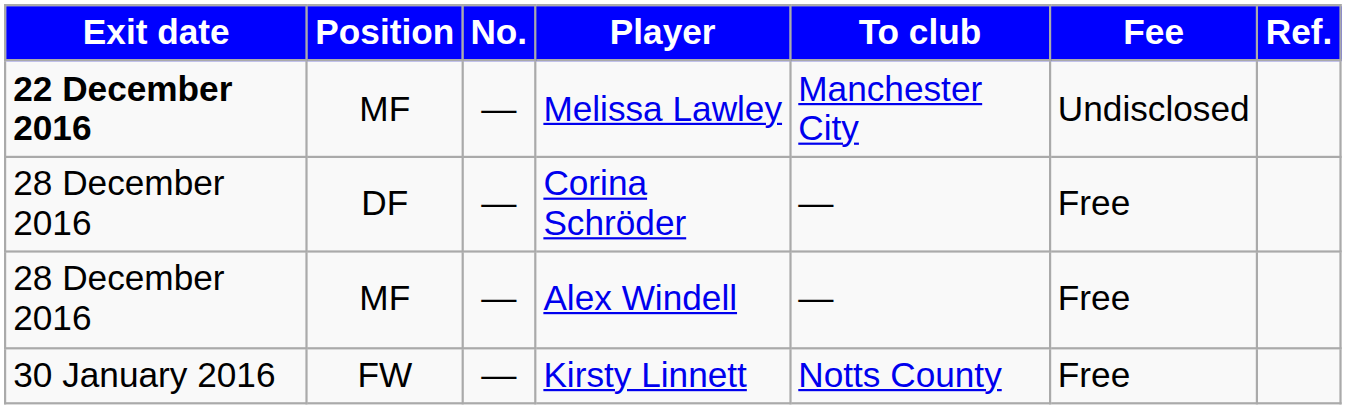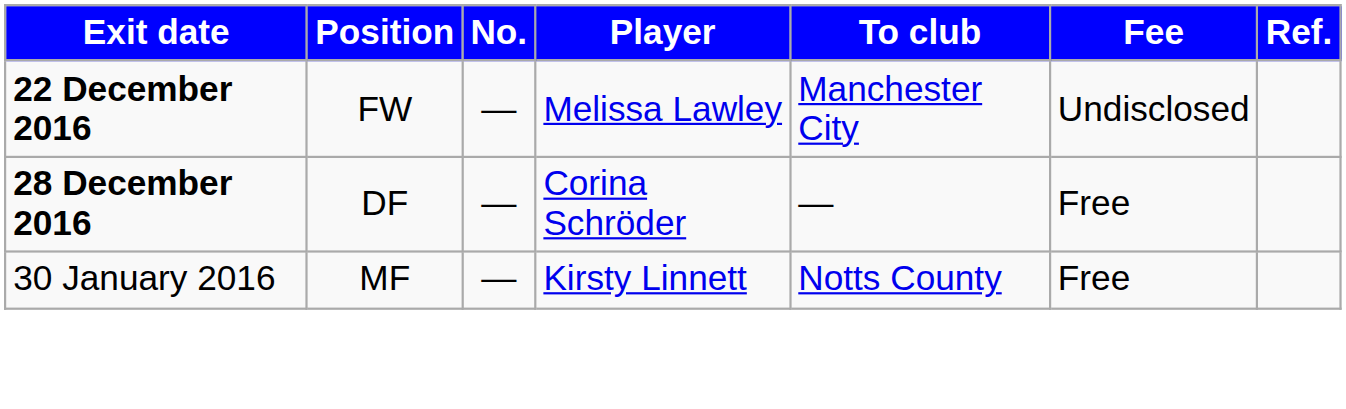(385, 108) MF -> (385, 108) FW
(119, 203) normal -> (123, 203) bold
- row: (640, 298)
(385, 374) FW -> (385, 279) MF
